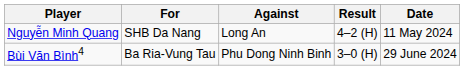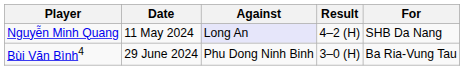columns swapped: (170, 14) <-> (420, 14)
(244, 33) no background -> (226, 33) lavender background
